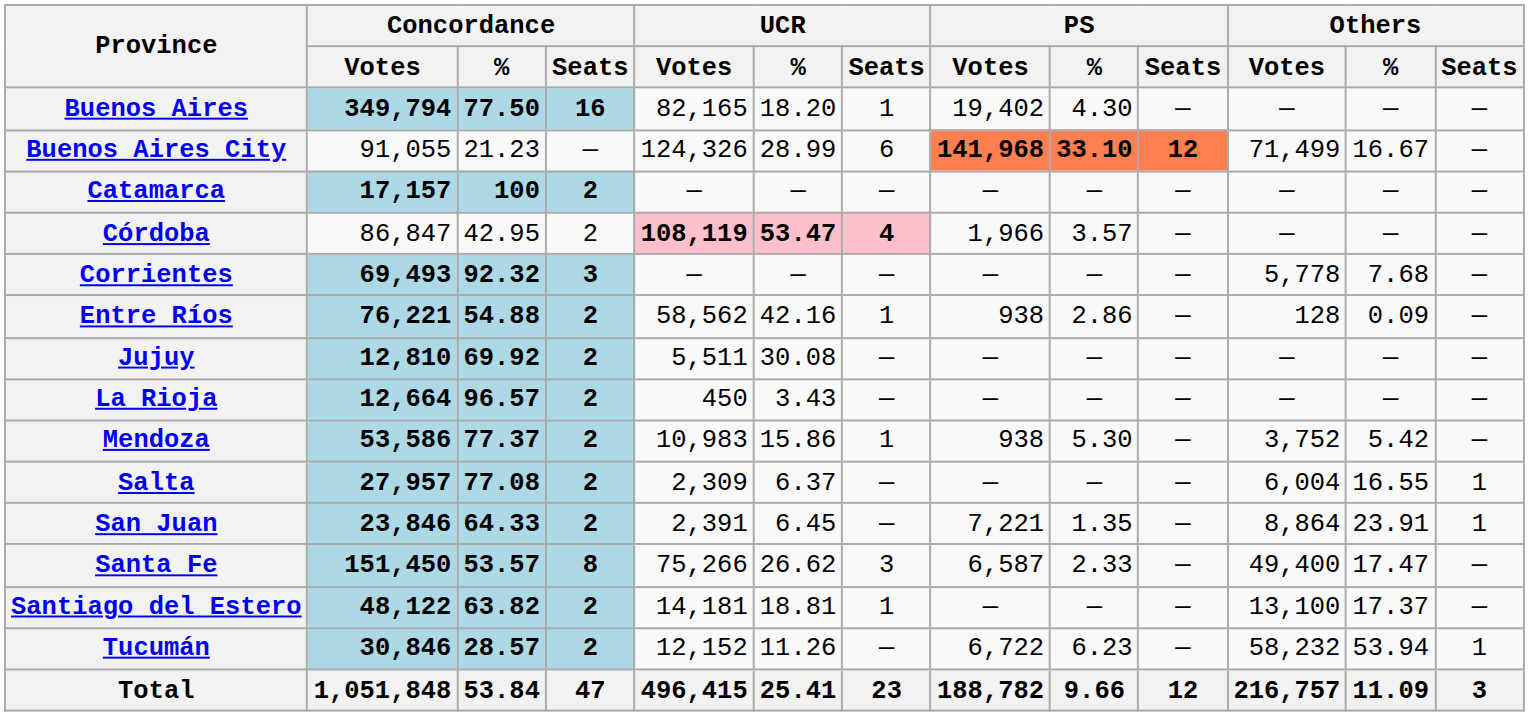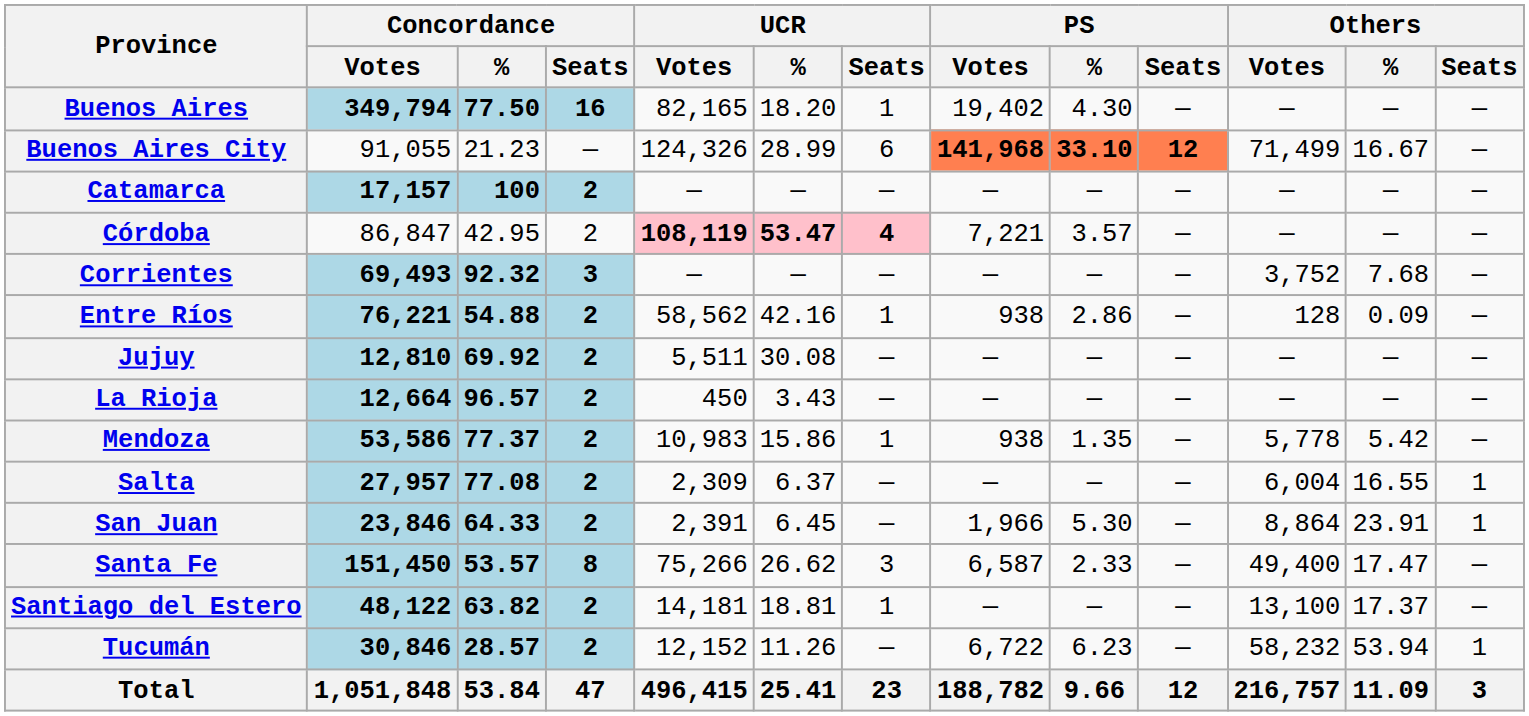(1006, 233) 1,966 -> (1006, 233) 7,221
(1302, 275) 5,778 -> (1302, 275) 3,752
(1102, 441) 5.30 -> (1102, 441) 1.35
(1302, 441) 3,752 -> (1302, 441) 5,778
(1006, 524) 7,221 -> (1006, 524) 1,966
(1102, 524) 1.35 -> (1102, 524) 5.30
